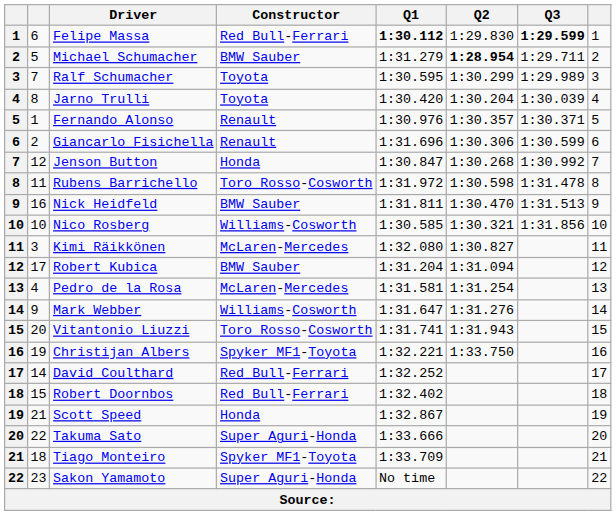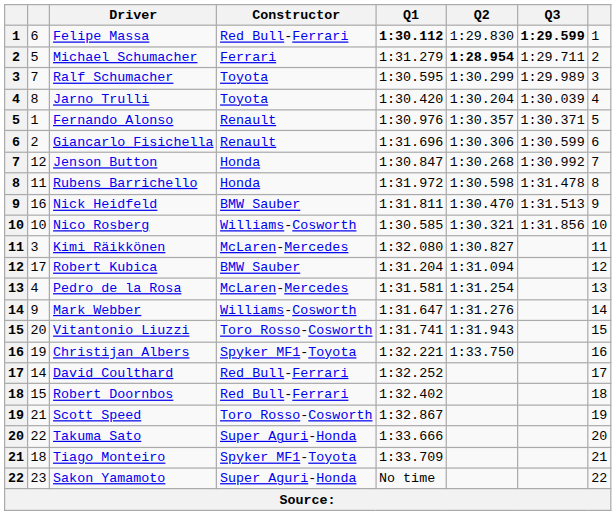(260, 57) BMW Sauber -> (248, 57) Ferrari
(296, 184) Toro Rosso-Cosworth -> (240, 184) Honda
(240, 415) Honda -> (296, 415) Toro Rosso-Cosworth
